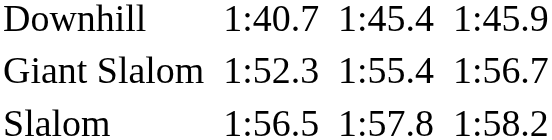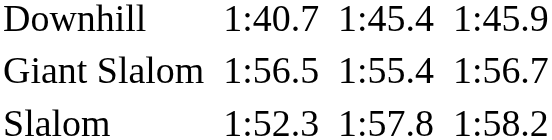(271, 70) 1:52.3 -> (271, 70) 1:56.5
(271, 123) 1:56.5 -> (271, 123) 1:52.3
